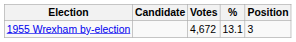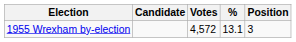(203, 29) 4,672 -> (203, 29) 4,572
